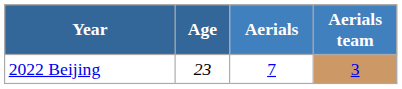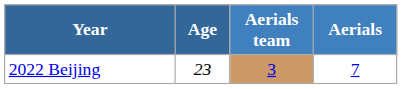columns swapped: (272, 29) <-> (355, 29)
